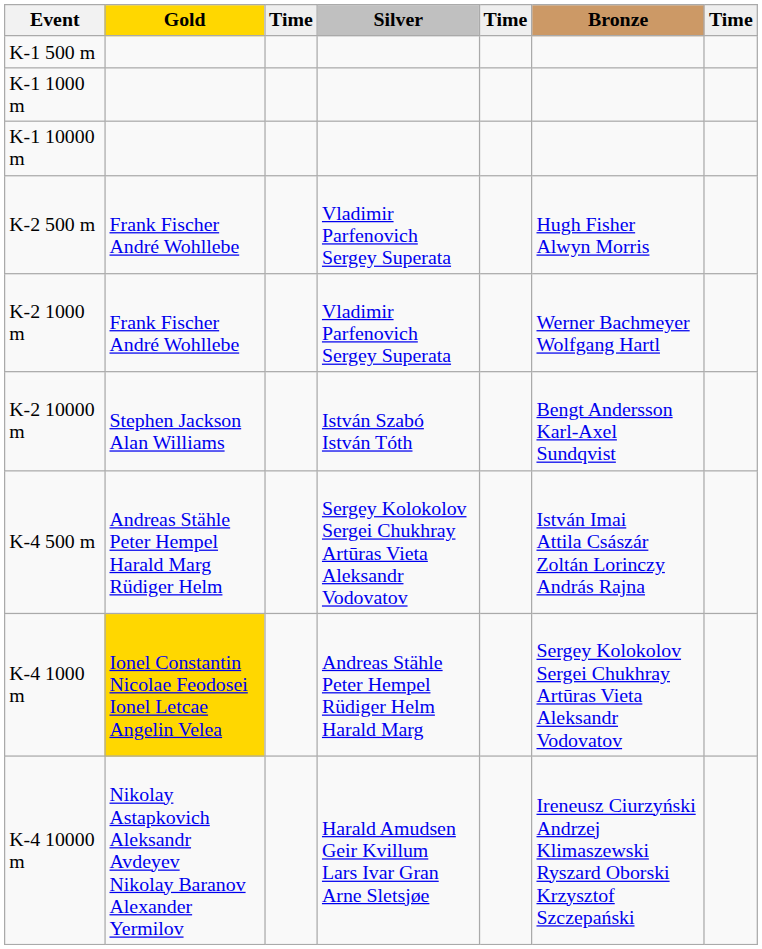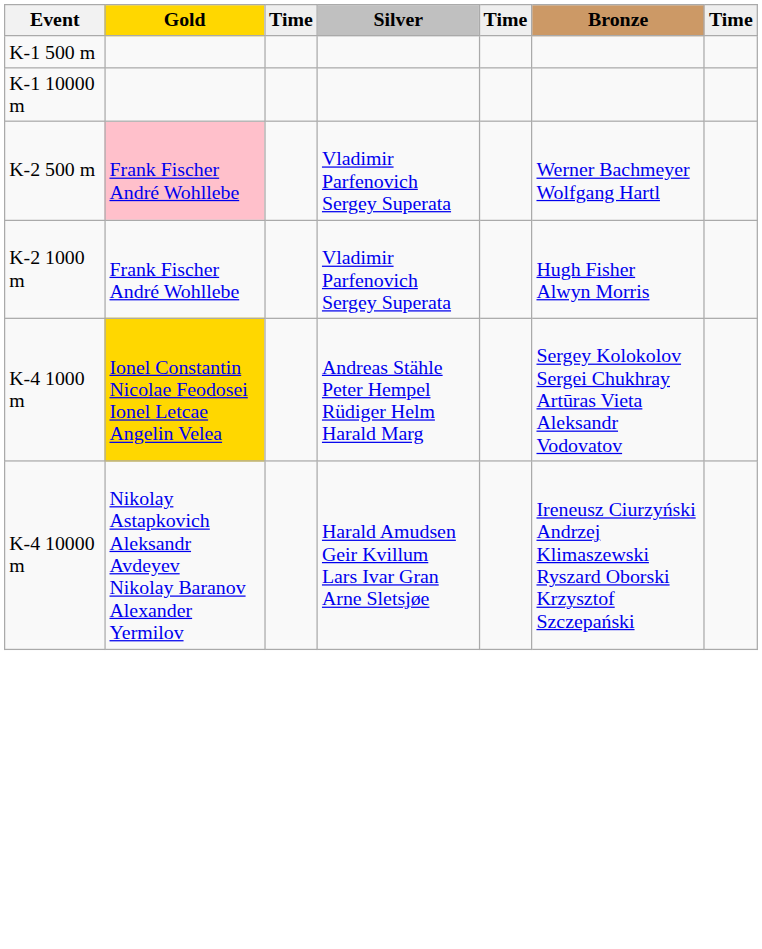- row: (47, 94)
(174, 235) no background -> (174, 181) pink background
(593, 235) Hugh Fisher Alwyn Morris -> (613, 181) Werner Bachmeyer Wolfgang Hartl
(613, 333) Werner Bachmeyer Wolfgang Hartl -> (593, 280) Hugh Fisher Alwyn Morris
- row: (52, 421)
- row: (52, 541)
